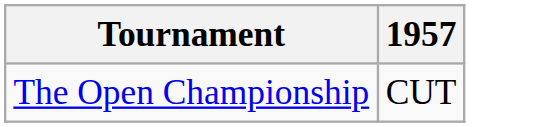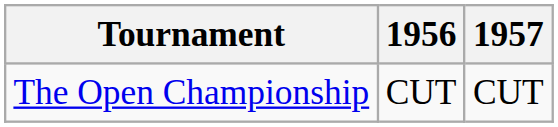+ column: (421, 33)
